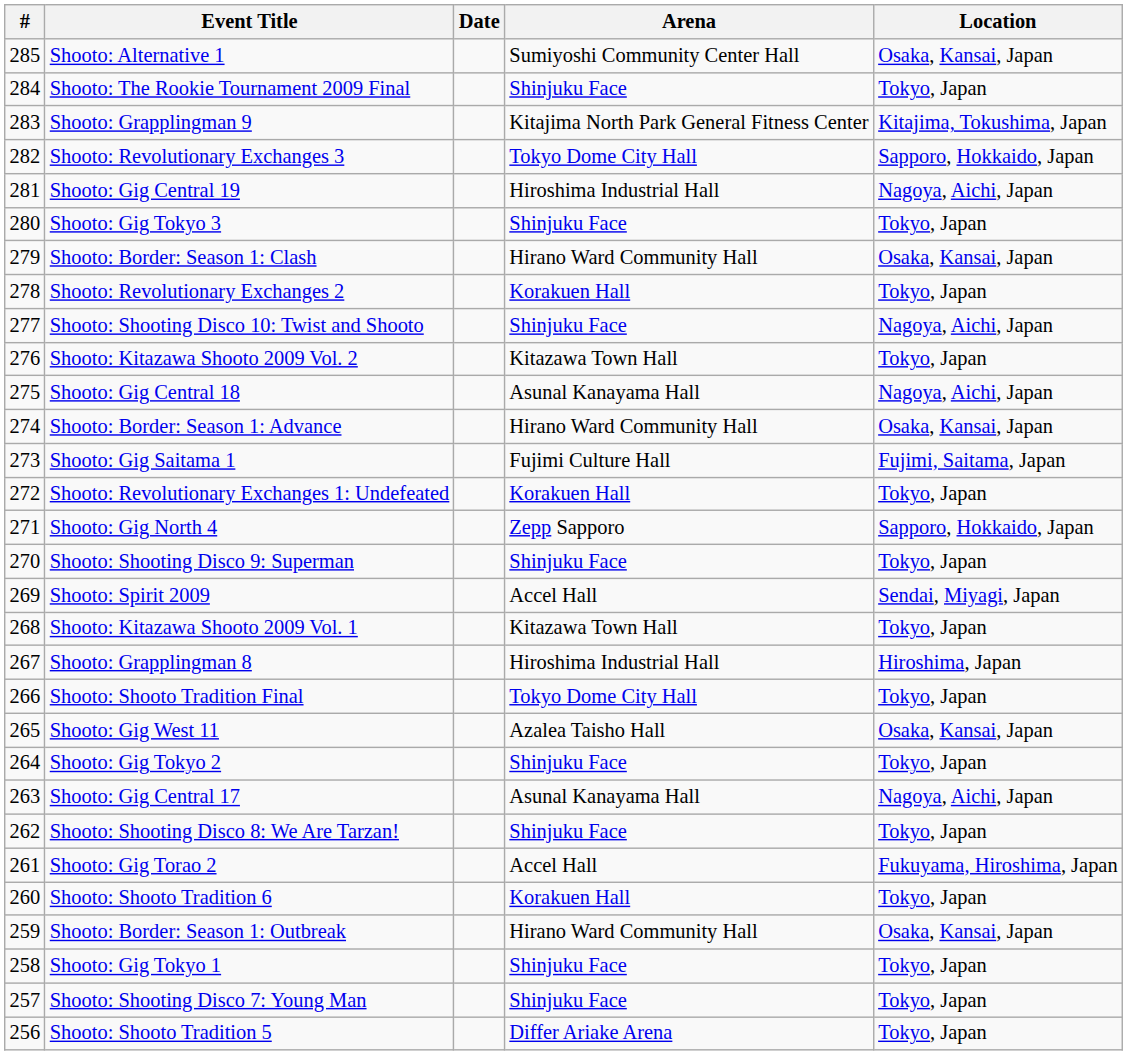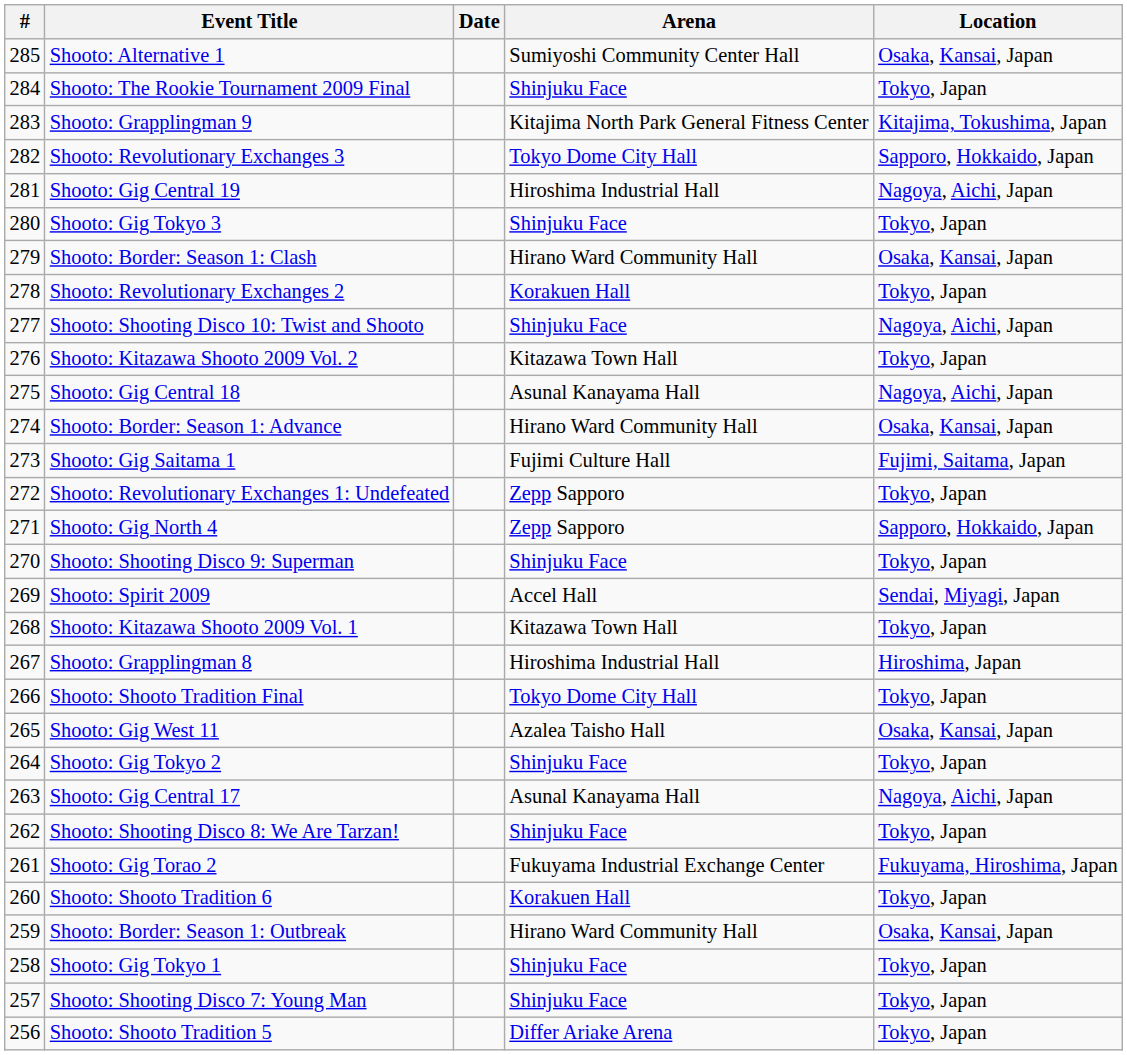(570, 493) Korakuen Hall -> (567, 493) Zepp Sapporo
(553, 864) Accel Hall -> (667, 864) Fukuyama Industrial Exchange Center
